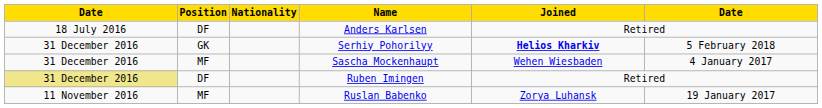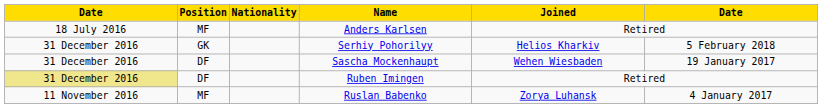(203, 29) DF -> (203, 29) MF
(558, 45) bold -> (558, 45) normal
(203, 62) MF -> (203, 62) DF
(731, 62) 4 January 2017 -> (731, 62) 19 January 2017
(731, 95) 19 January 2017 -> (731, 95) 4 January 2017
